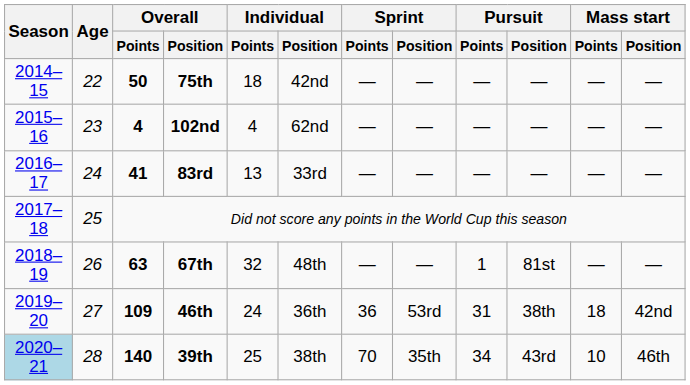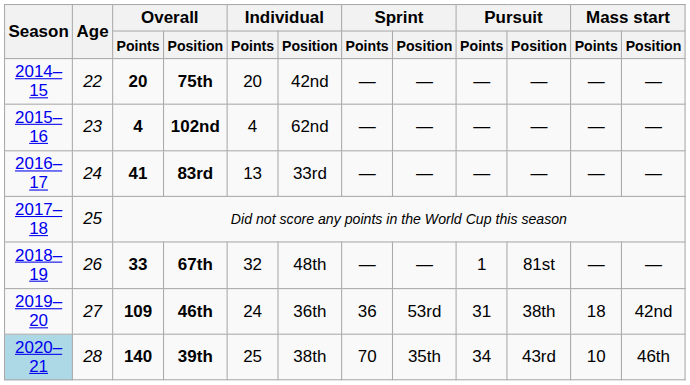(138, 81) 50 -> (138, 81) 20
(253, 81) 18 -> (253, 81) 20
(138, 265) 63 -> (138, 265) 33
